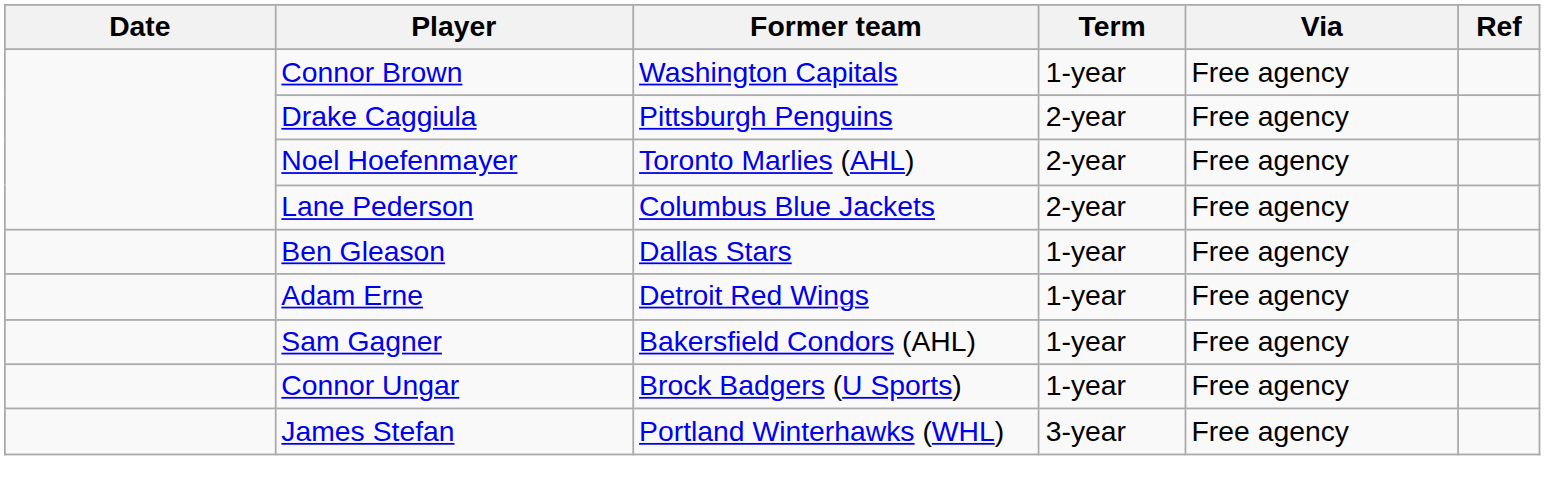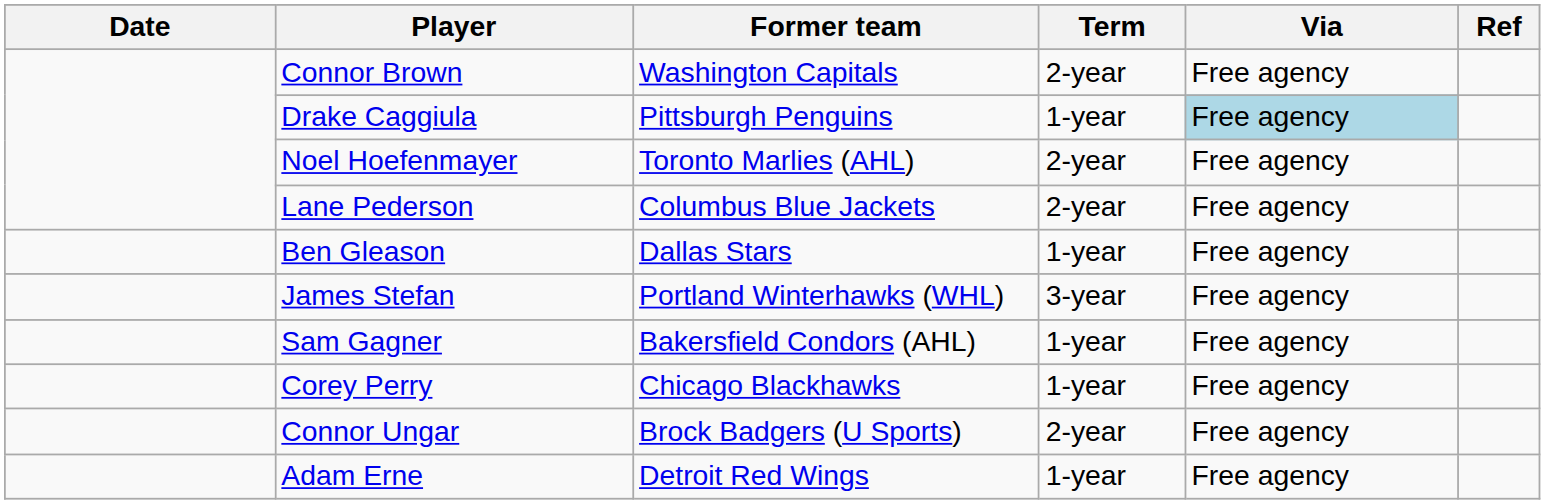(1086, 71) 1-year -> (1086, 71) 2-year
(1086, 116) 2-year -> (1086, 116) 1-year
(1270, 116) no background -> (1270, 116) lightblue background
rows swapped: (352, 296) <-> (368, 431)
+ row: (357, 386)
(1086, 386) 1-year -> (1086, 431) 2-year
